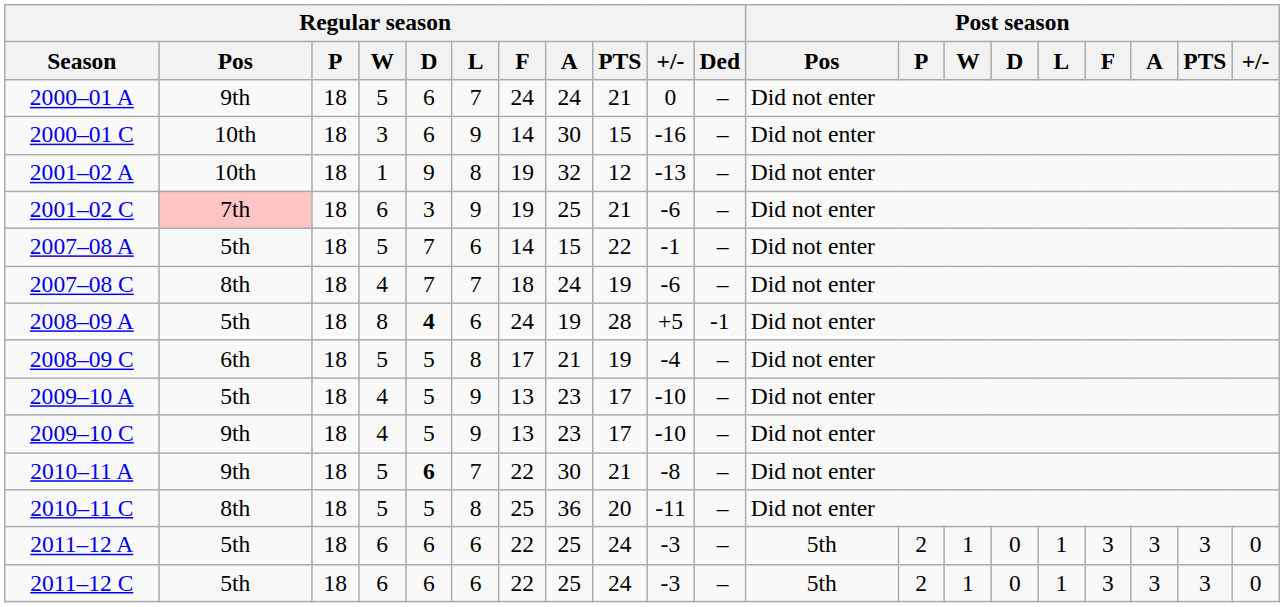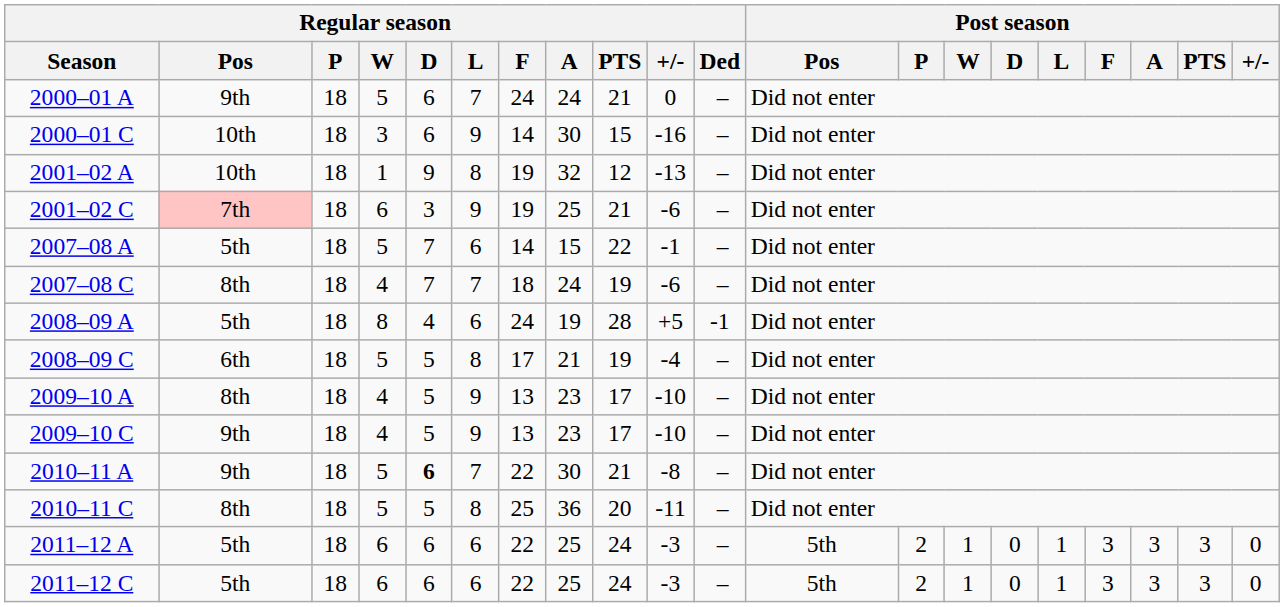(429, 321) bold -> (429, 321) normal
(235, 396) 5th -> (235, 396) 8th
